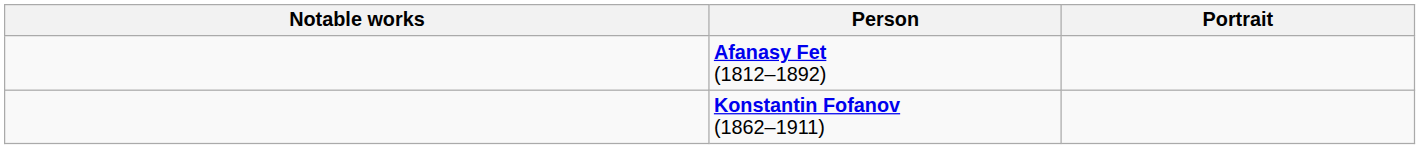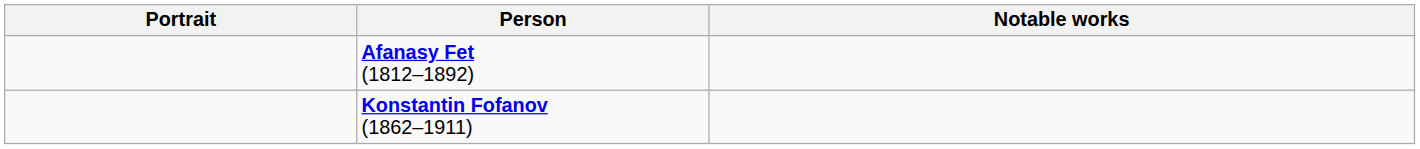columns swapped: (1238, 20) <-> (357, 20)
